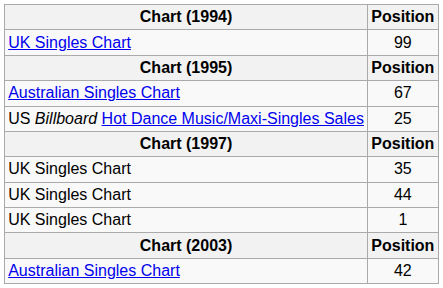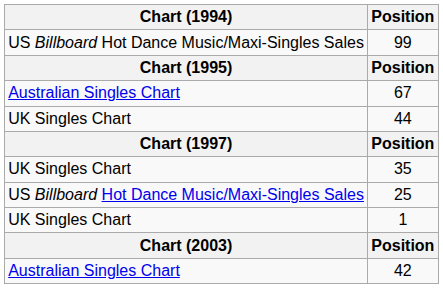(70, 42) UK Singles Chart -> (186, 42) US Billboard Hot Dance Music/Maxi-Singles Sales
rows swapped: (403, 194) <-> (403, 118)
